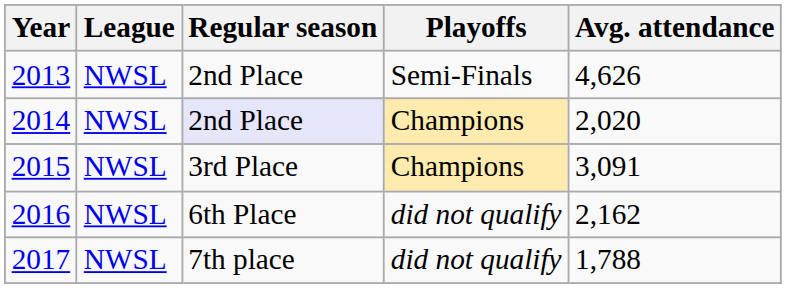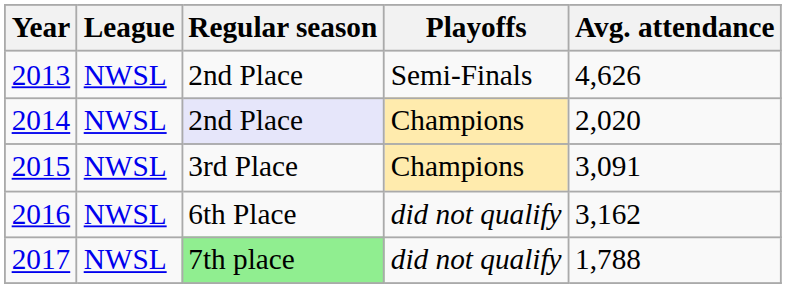(608, 213) 2,162 -> (608, 213) 3,162
(242, 259) no background -> (242, 259) lightgreen background
